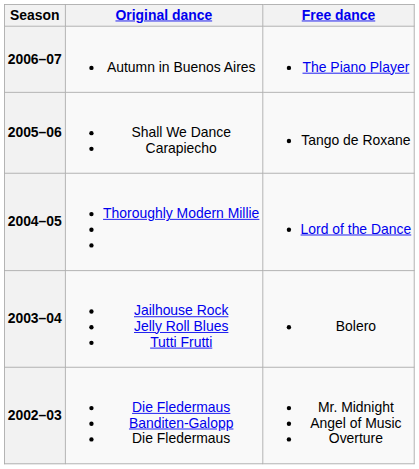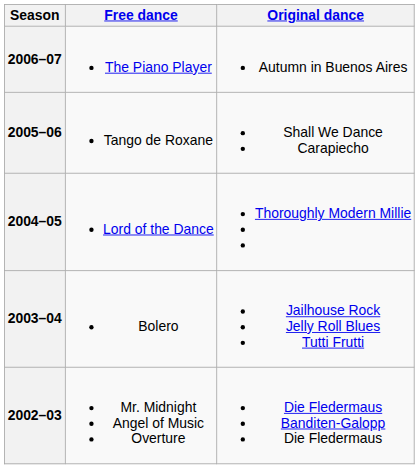columns swapped: (164, 15) <-> (338, 15)
